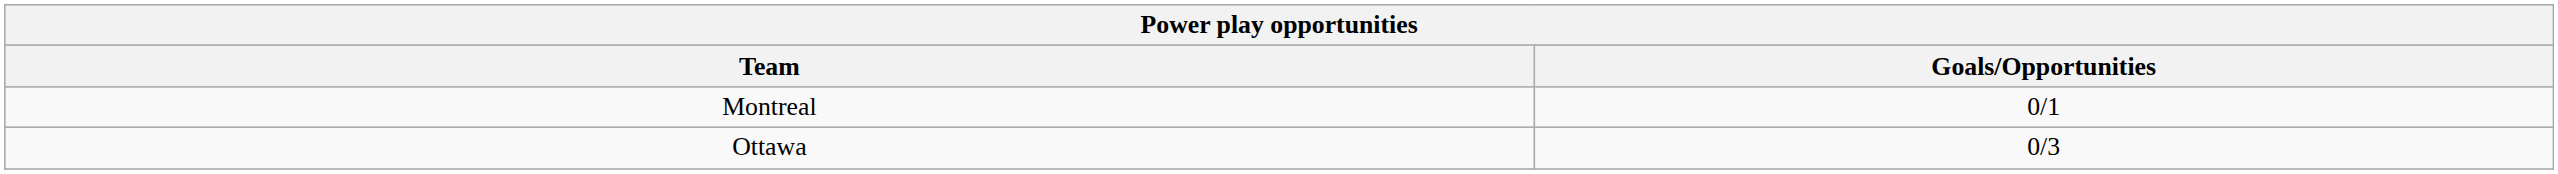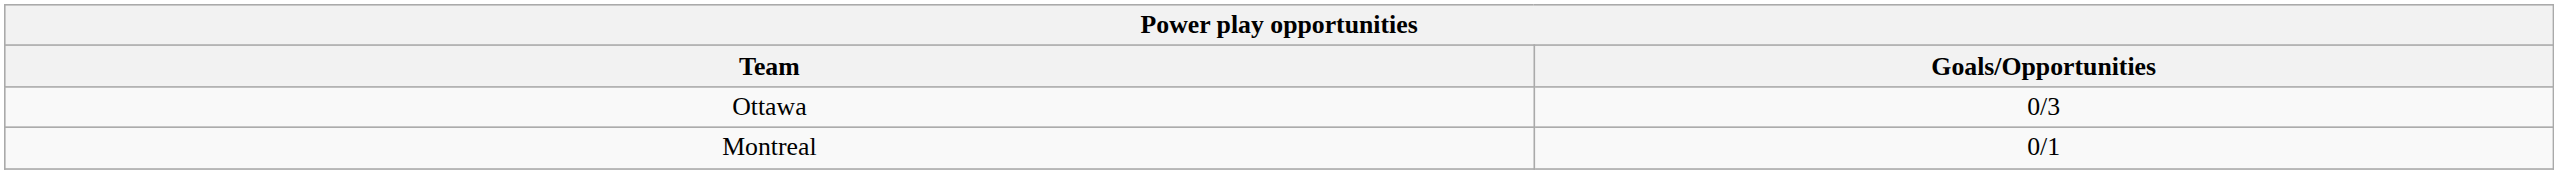rows swapped: (769, 106) <-> (769, 147)
